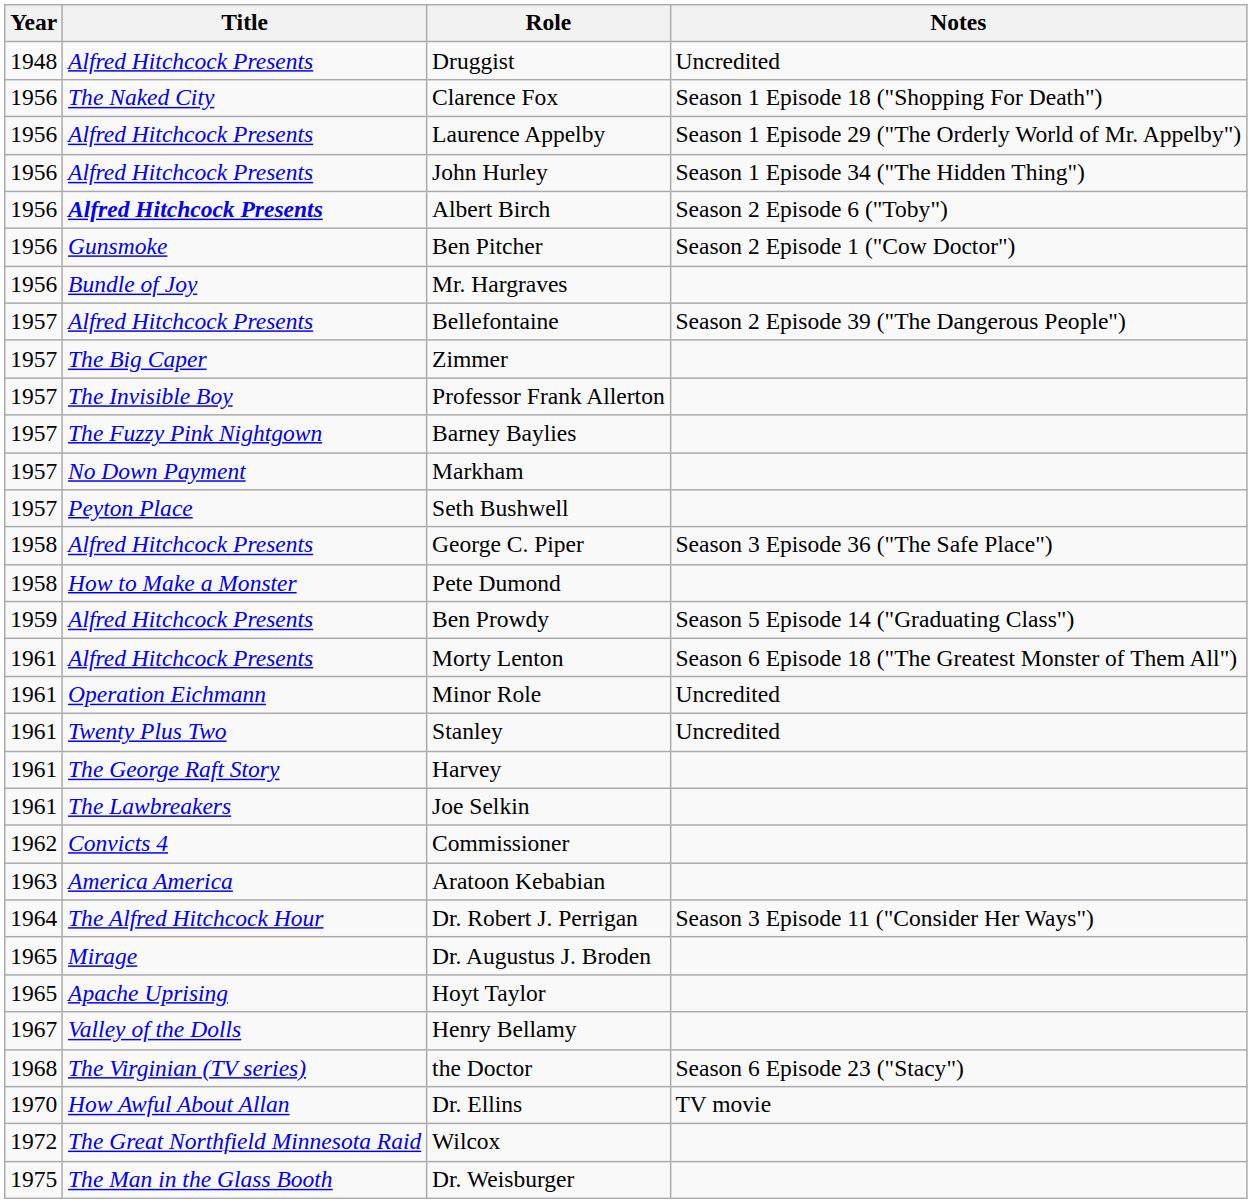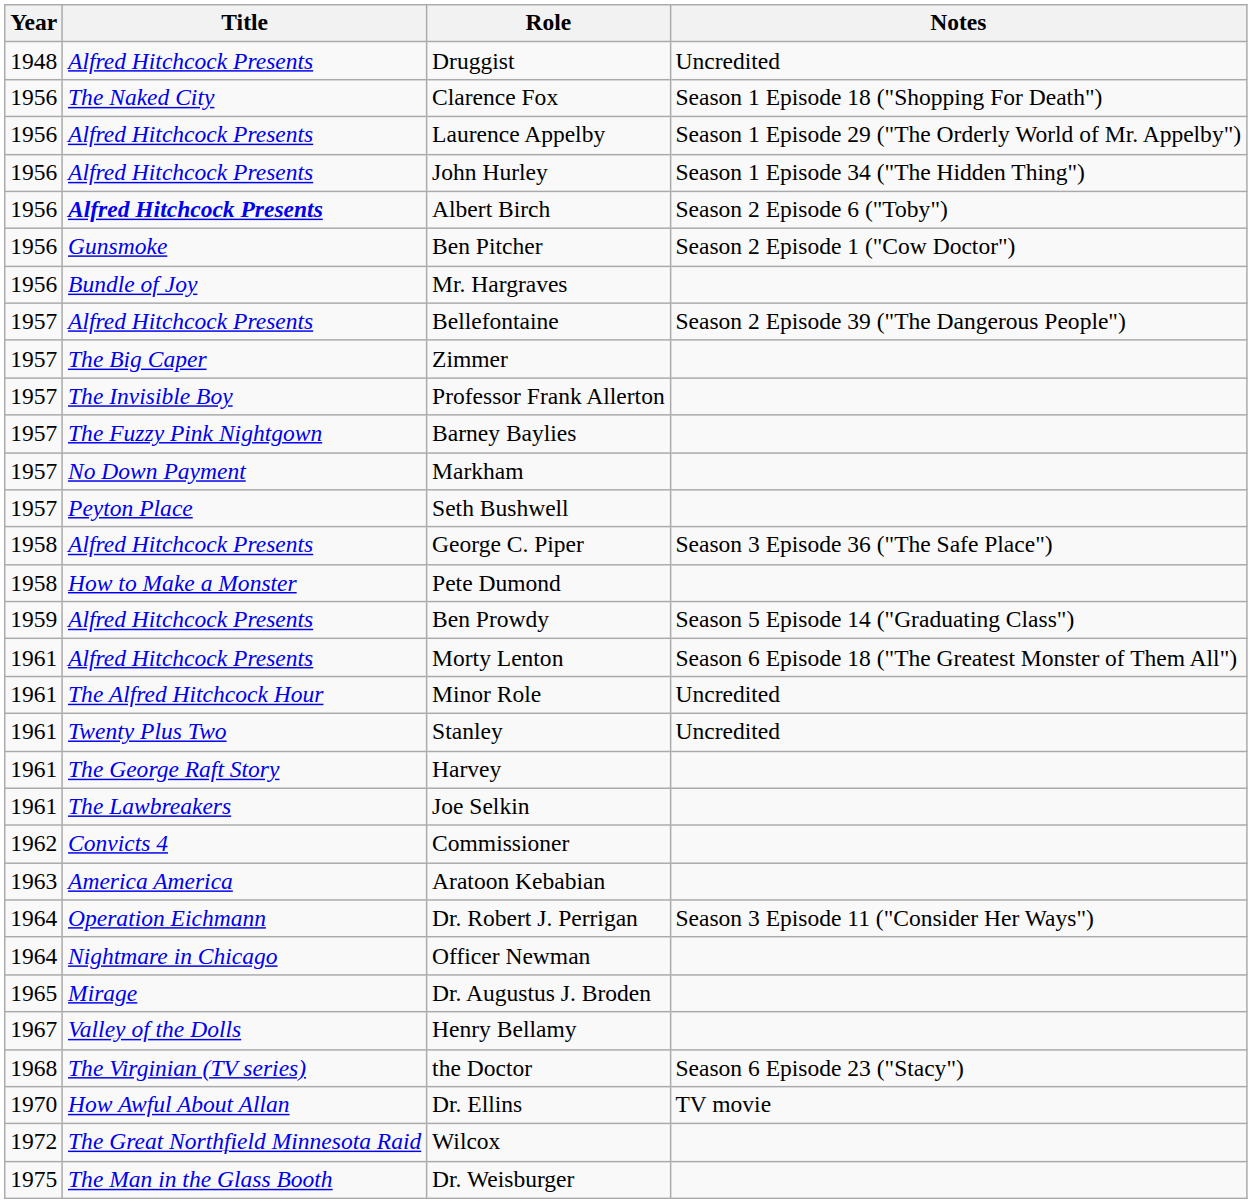(167, 694) Operation Eichmann -> (196, 694) The Alfred Hitchcock Hour
(196, 918) The Alfred Hitchcock Hour -> (167, 918) Operation Eichmann
+ row: (511, 955)
- row: (489, 992)
